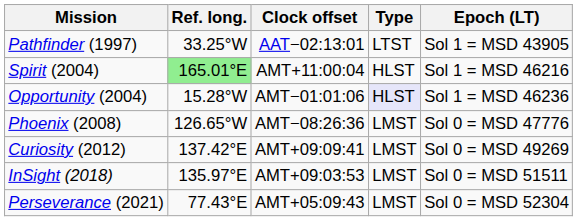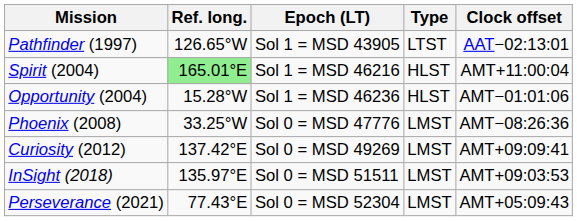columns swapped: (310, 17) <-> (497, 17)
(215, 44) 33.25°W -> (211, 44) 126.65°W
(393, 96) lavender background -> (429, 96) no background
(211, 123) 126.65°W -> (215, 123) 33.25°W
